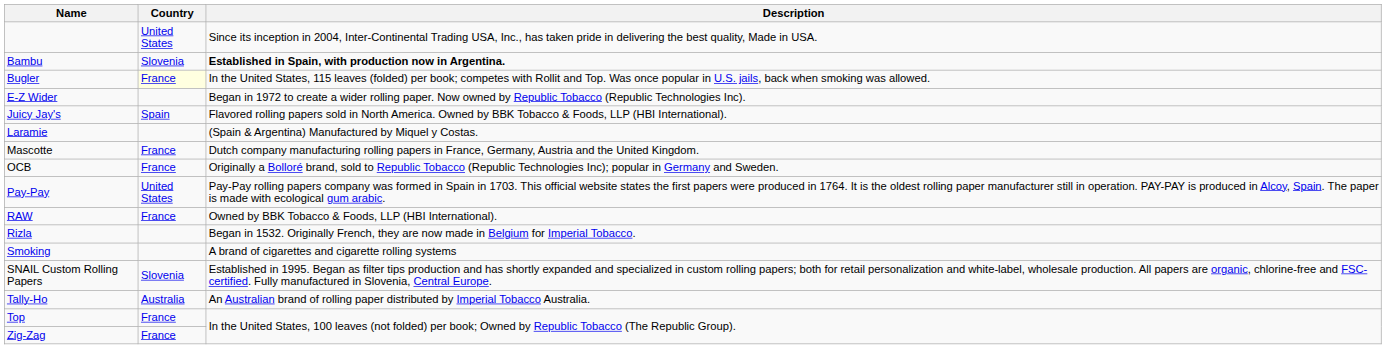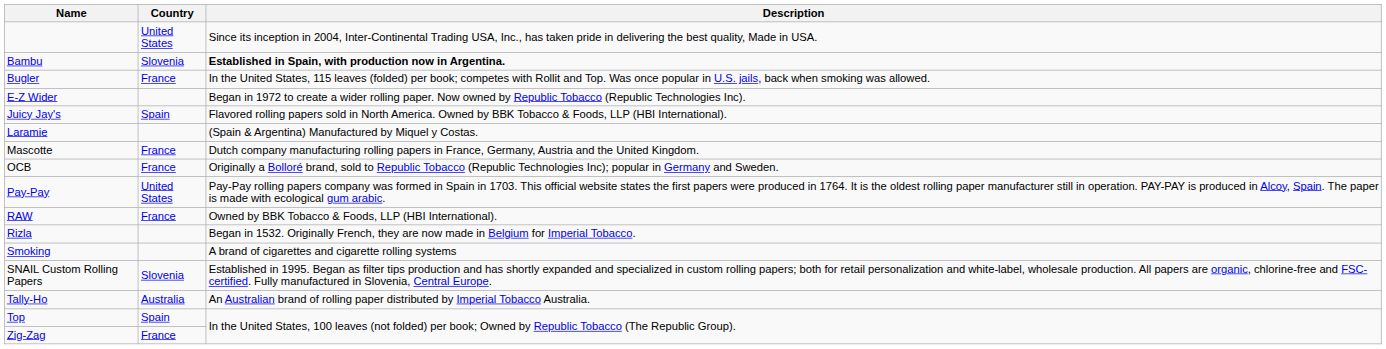(158, 79) lightyellow background -> (158, 79) no background
(158, 317) France -> (155, 317) Spain
